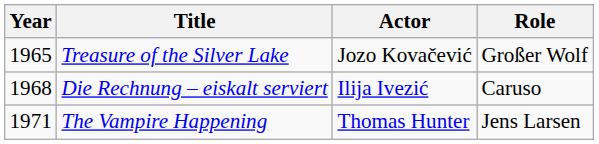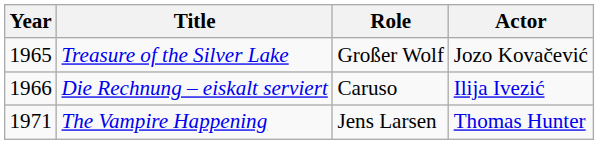columns swapped: (535, 21) <-> (405, 21)
(31, 88) 1968 -> (31, 88) 1966
